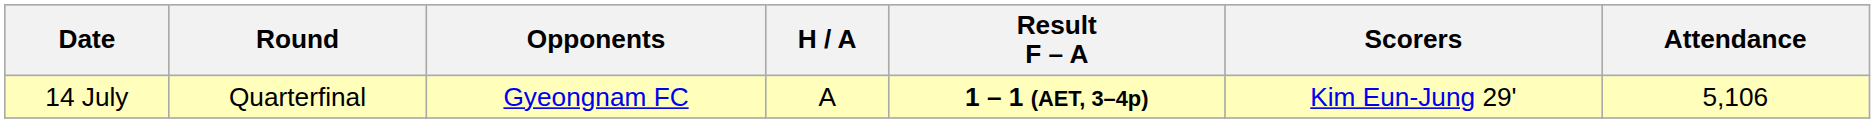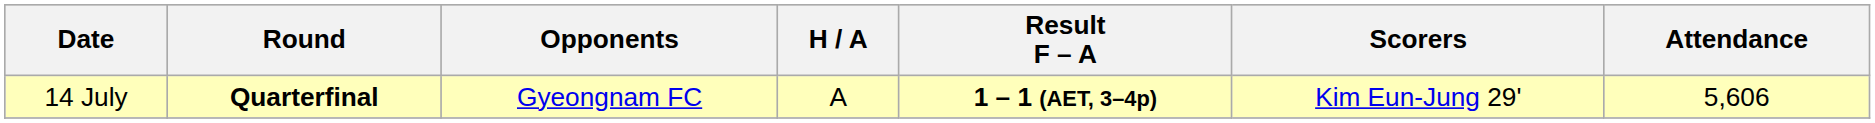(297, 96) normal -> (304, 96) bold
(1735, 96) 5,106 -> (1737, 96) 5,606
